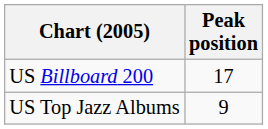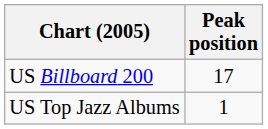(223, 107) 9 -> (223, 107) 1
